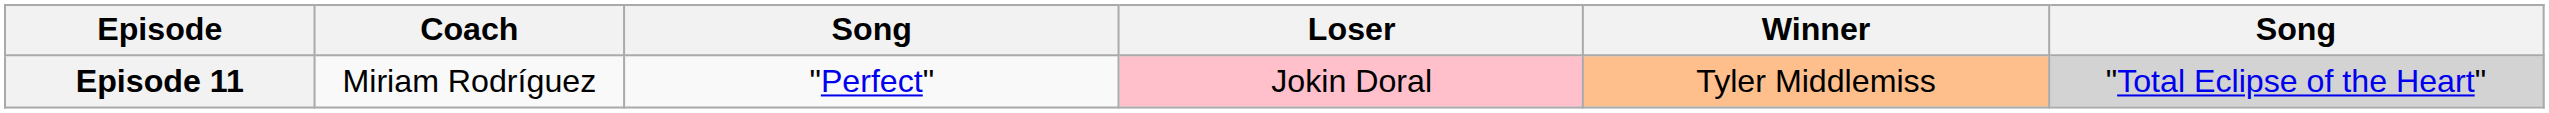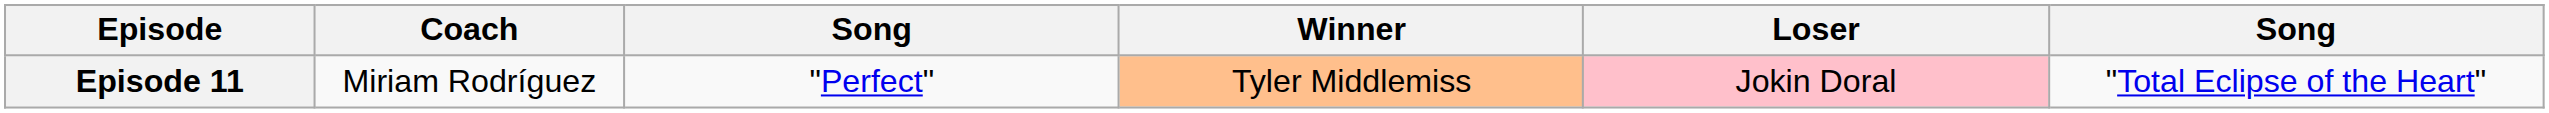columns swapped: (1816, 30) <-> (1352, 30)
(2296, 81) lightgrey background -> (2296, 81) no background
